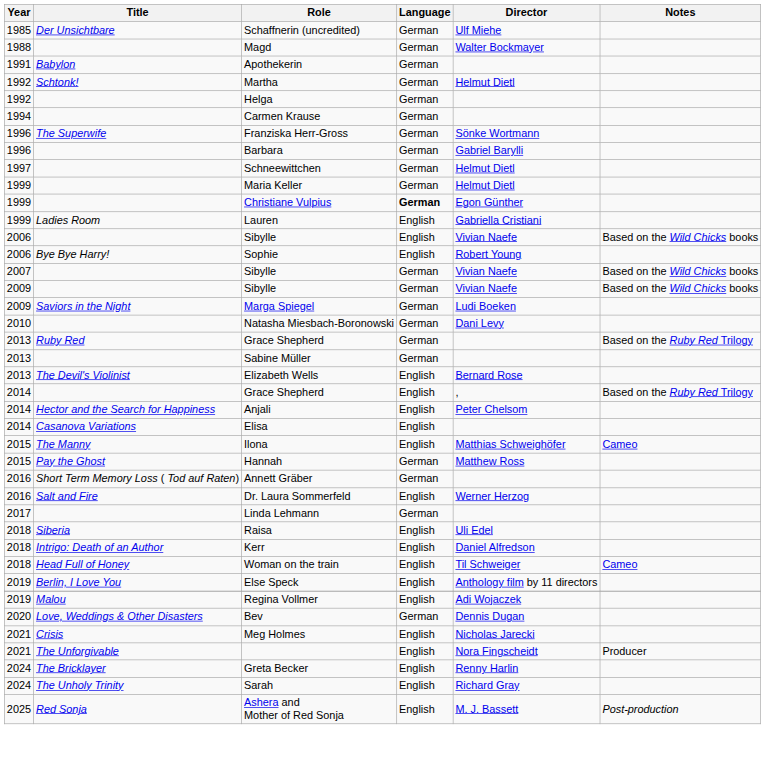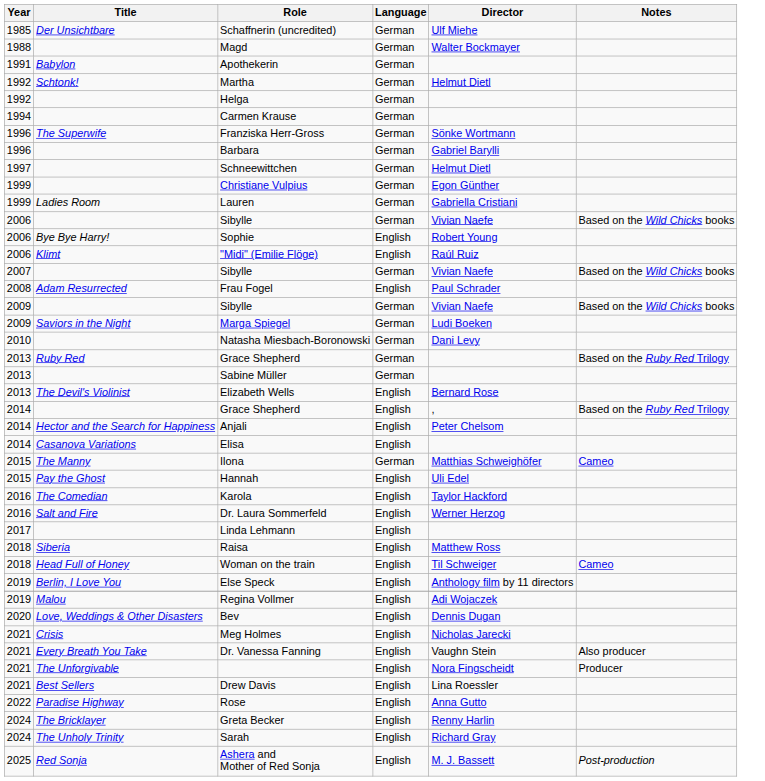- row: (19, 185)
(420, 202) bold -> (395, 185) normal
(417, 220) English -> (395, 202) German
(417, 237) English -> (395, 220) German
+ row: (19, 254)
+ row: (19, 289)
(417, 444) English -> (395, 461) German
(419, 461) German -> (393, 479) English
(490, 461) Matthew Ross -> (450, 479) Uli Edel
- row: (19, 479)
+ row: (19, 496)
(419, 513) German -> (393, 530) English
(474, 530) Uli Edel -> (466, 548) Matthew Ross
- row: (19, 548)
(419, 617) German -> (393, 617) English
+ row: (19, 651)
+ row: (19, 686)
+ row: (19, 703)
